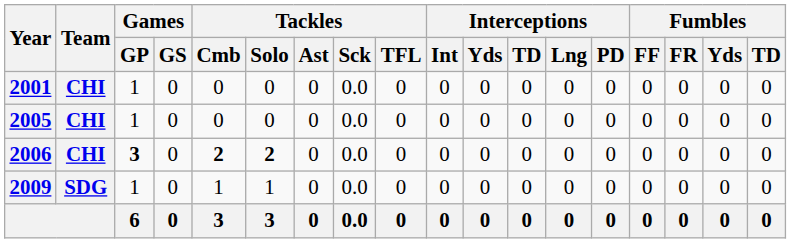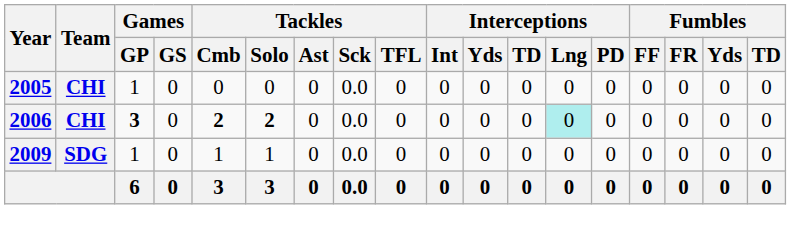- row: (30, 87)
(569, 154) no background -> (569, 120) paleturquoise background
